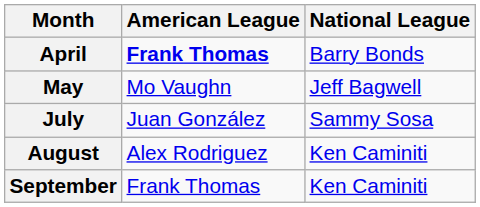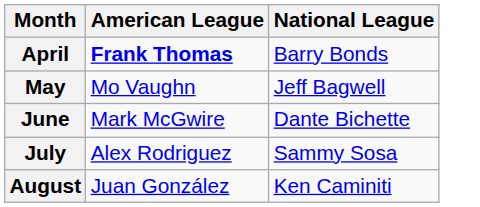+ row: (45, 119)
(196, 119) Juan González -> (161, 152) Alex Rodriguez
(197, 152) Alex Rodriguez -> (160, 185) Juan González
- row: (63, 185)
